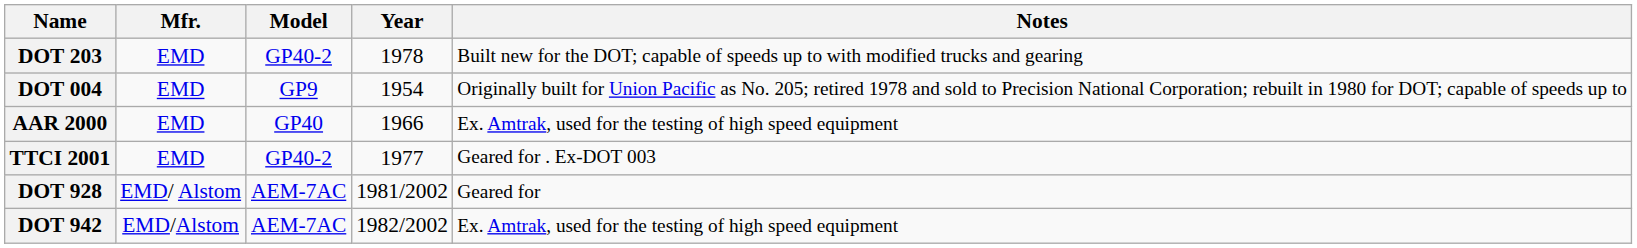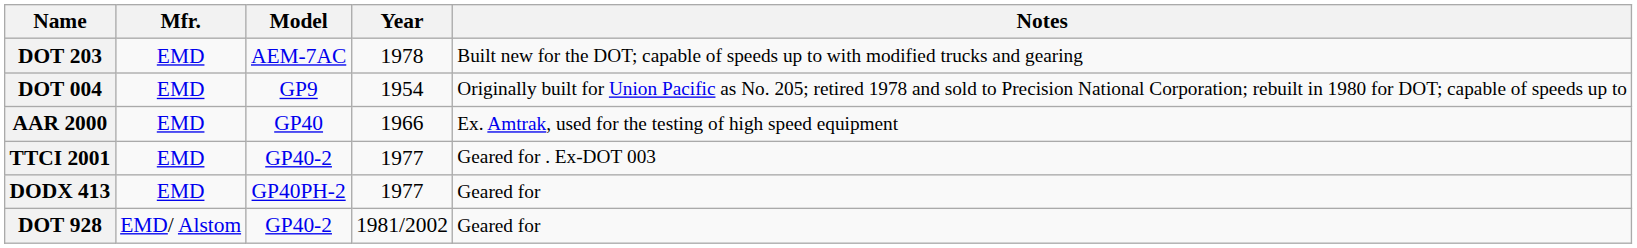(299, 55) GP40-2 -> (299, 55) AEM-7AC
+ row: (60, 191)
(299, 191) AEM-7AC -> (299, 225) GP40-2
- row: (60, 225)
